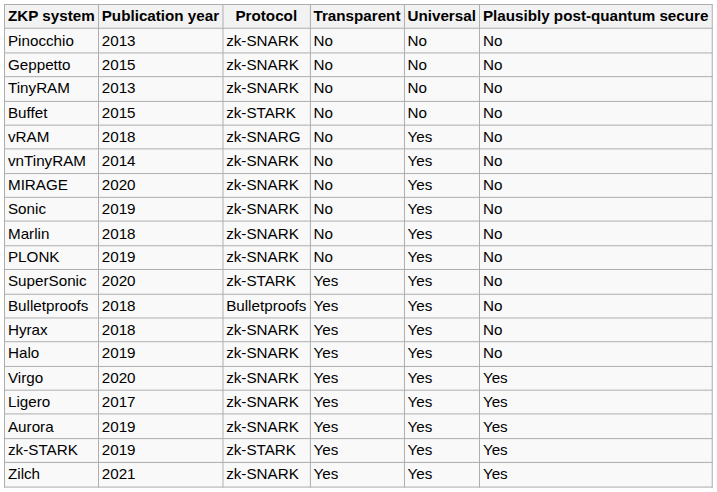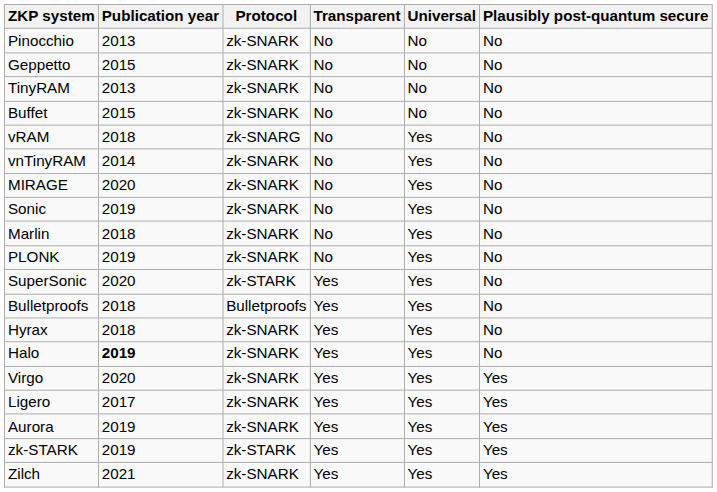(261, 112) zk-STARK -> (262, 112) zk-SNARK
(119, 354) normal -> (119, 354) bold
